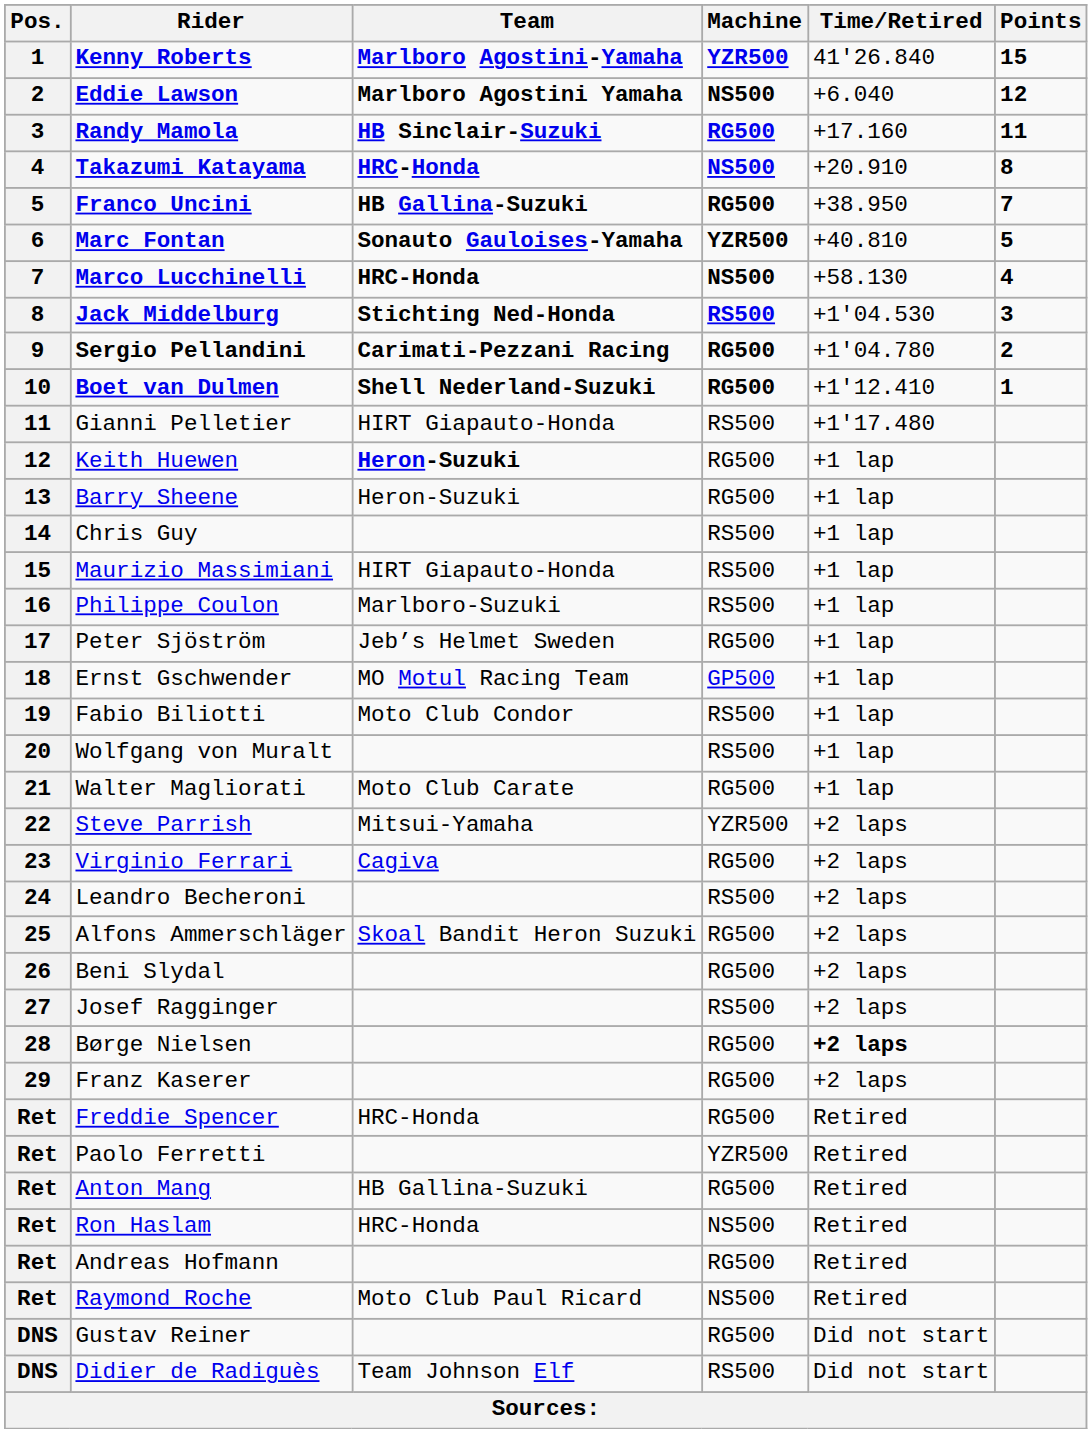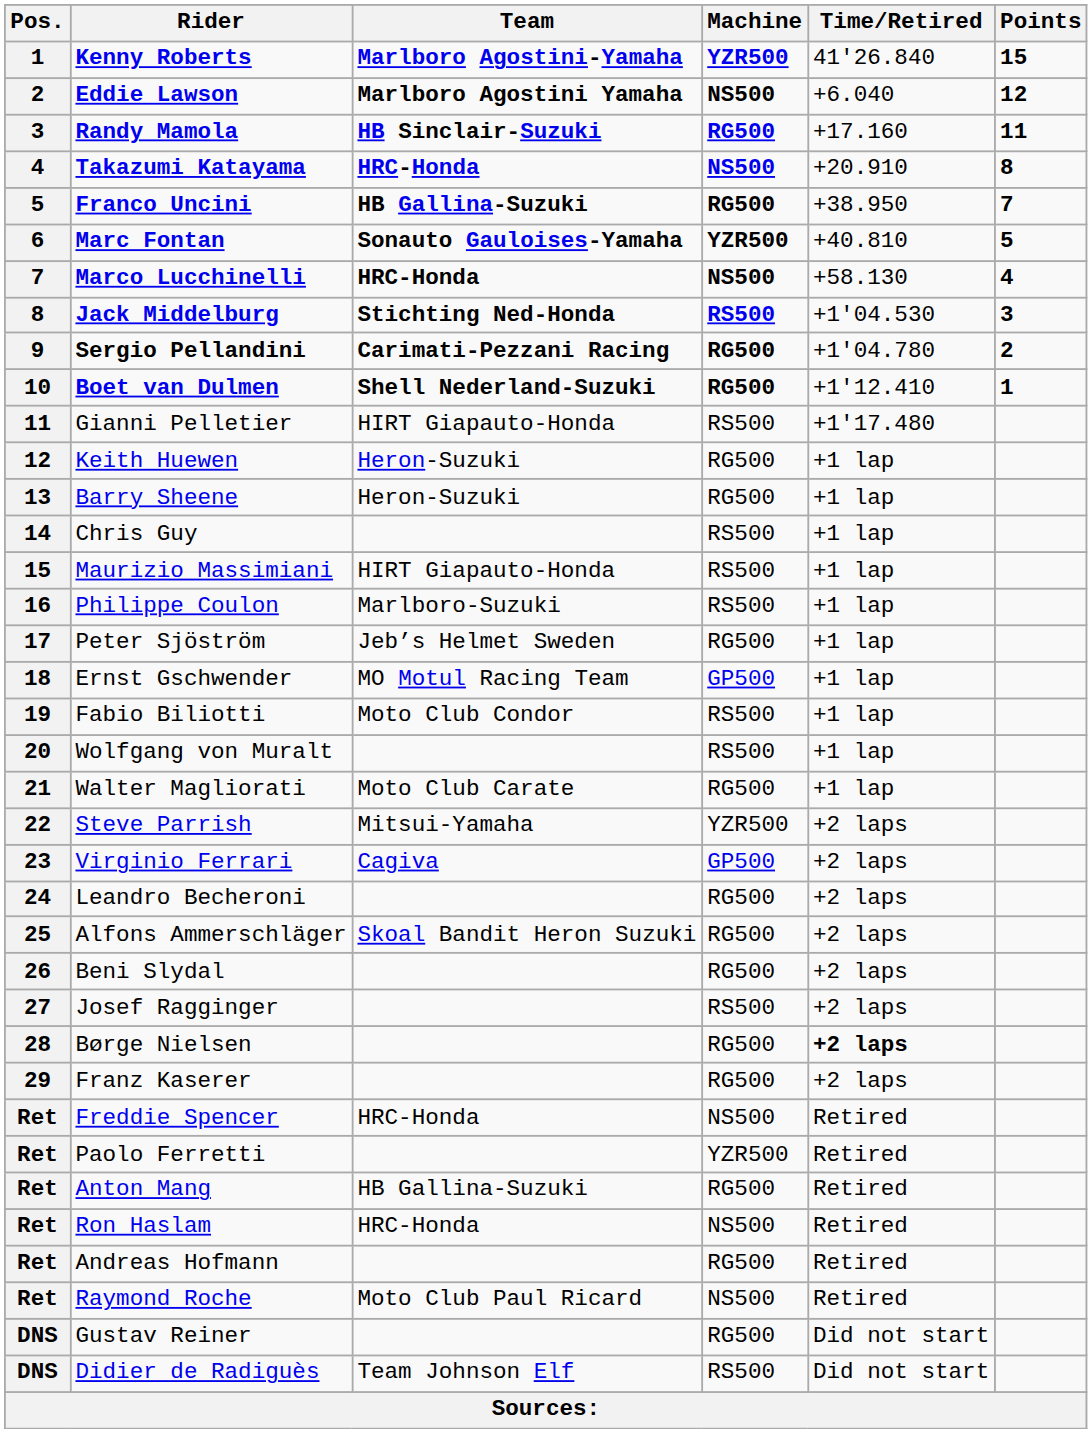(439, 461) bold -> (439, 461) normal
(741, 863) RG500 -> (741, 863) GP500
(741, 899) RS500 -> (741, 899) RG500
(741, 1118) RG500 -> (741, 1118) NS500
